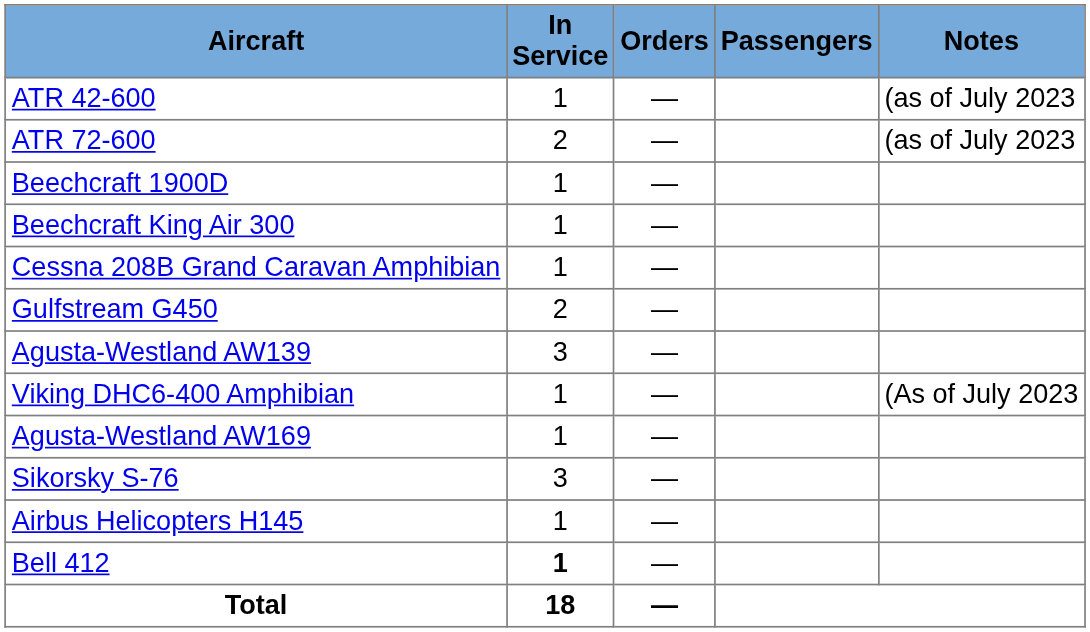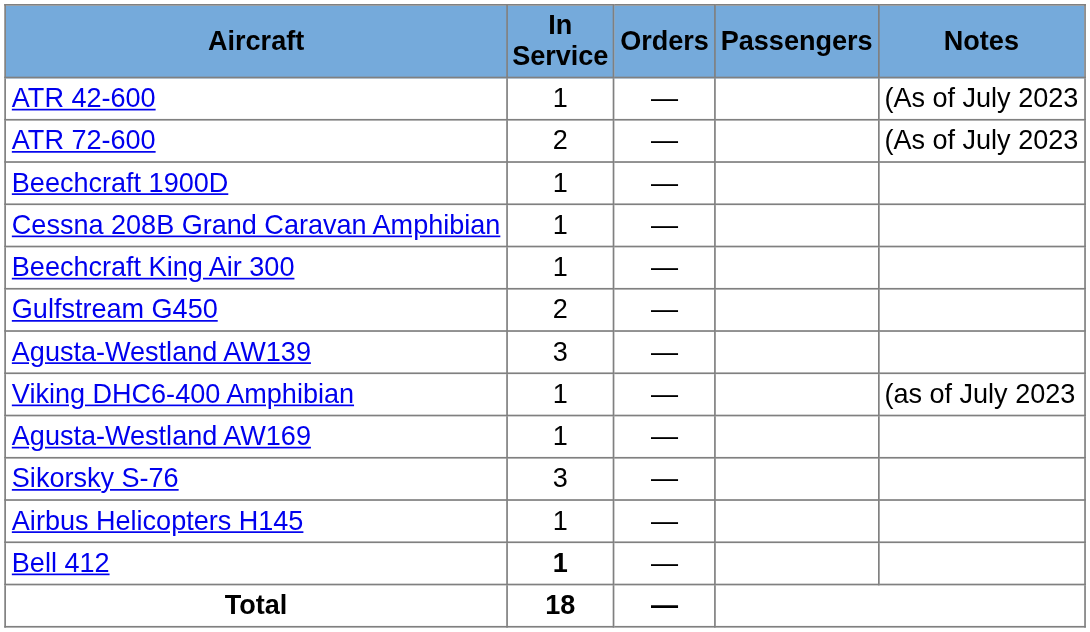(980, 98) (as of July 2023 -> (981, 98) (As of July 2023
(980, 140) (as of July 2023 -> (981, 140) (As of July 2023
rows swapped: (153, 225) <-> (256, 267)
(981, 394) (As of July 2023 -> (980, 394) (as of July 2023
